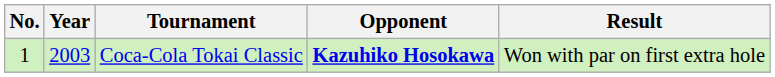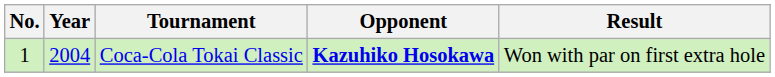(70, 55) 2003 -> (70, 55) 2004
